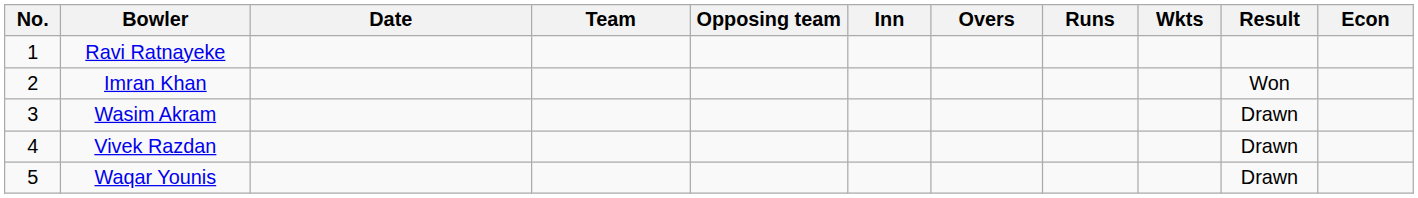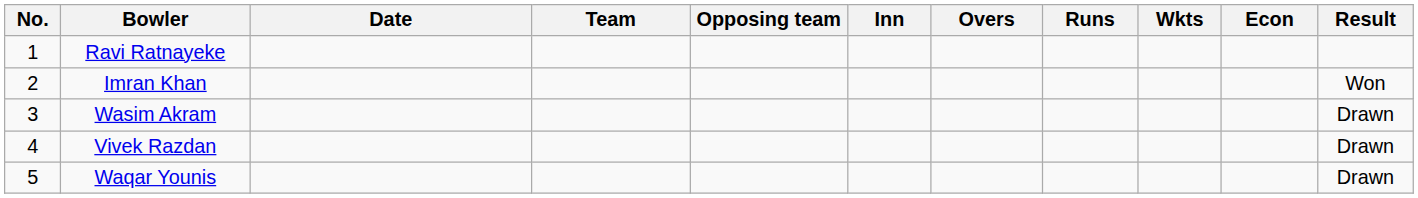columns swapped: (1365, 20) <-> (1269, 20)
